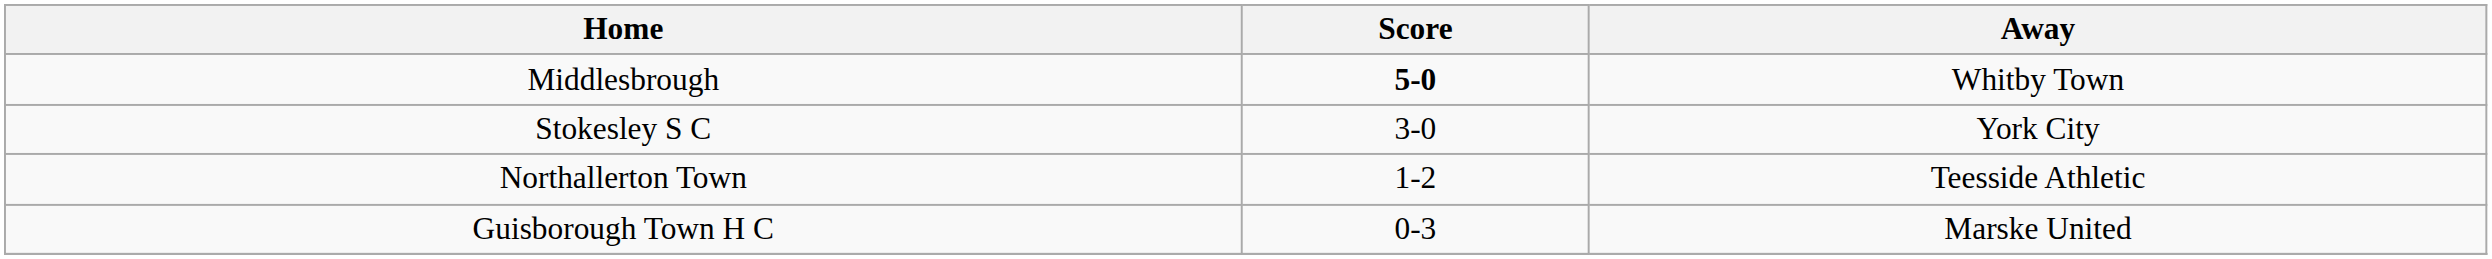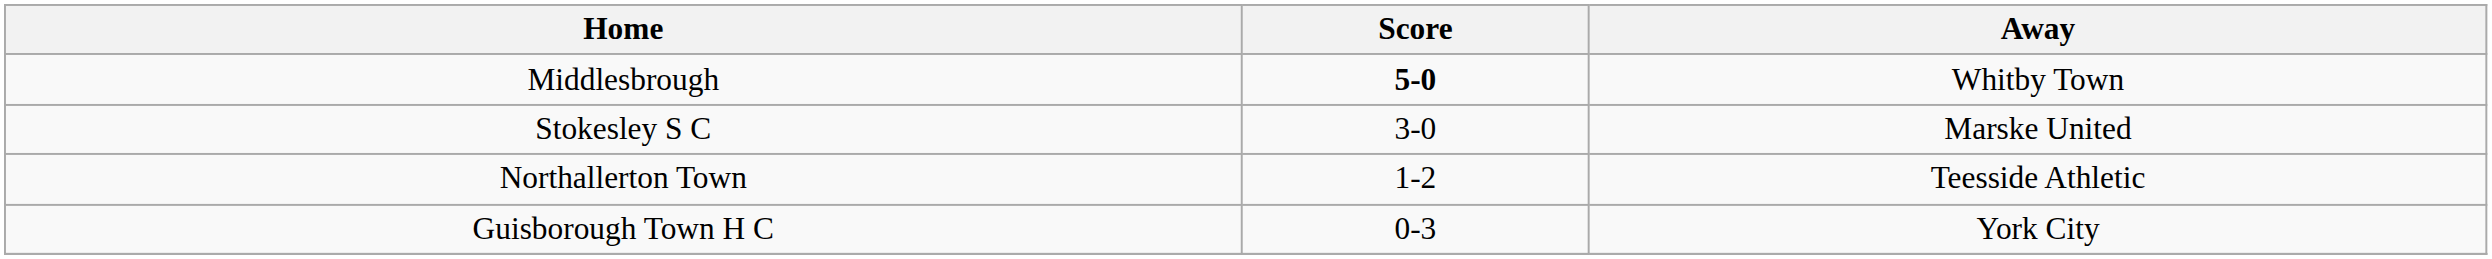(2038, 128) York City -> (2038, 128) Marske United
(2038, 228) Marske United -> (2038, 228) York City
